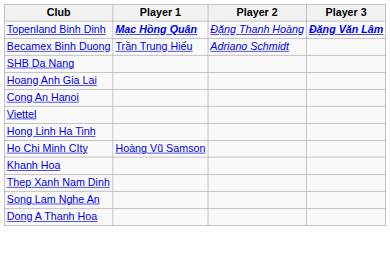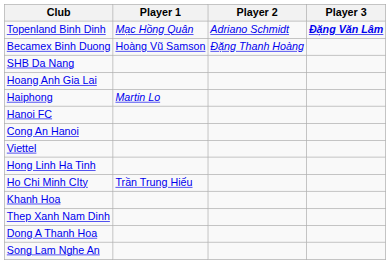(156, 30) bold -> (154, 30) normal
(257, 30) Đặng Thanh Hoàng -> (250, 30) Adriano Schmidt
(154, 47) Trần Trung Hiếu -> (160, 47) Hoàng Vũ Samson
(250, 47) Adriano Schmidt -> (257, 47) Đặng Thanh Hoàng
+ row: (30, 98)
+ row: (29, 115)
(160, 149) Hoàng Vũ Samson -> (154, 183) Trần Trung Hiếu
rows swapped: (53, 200) <-> (52, 217)
